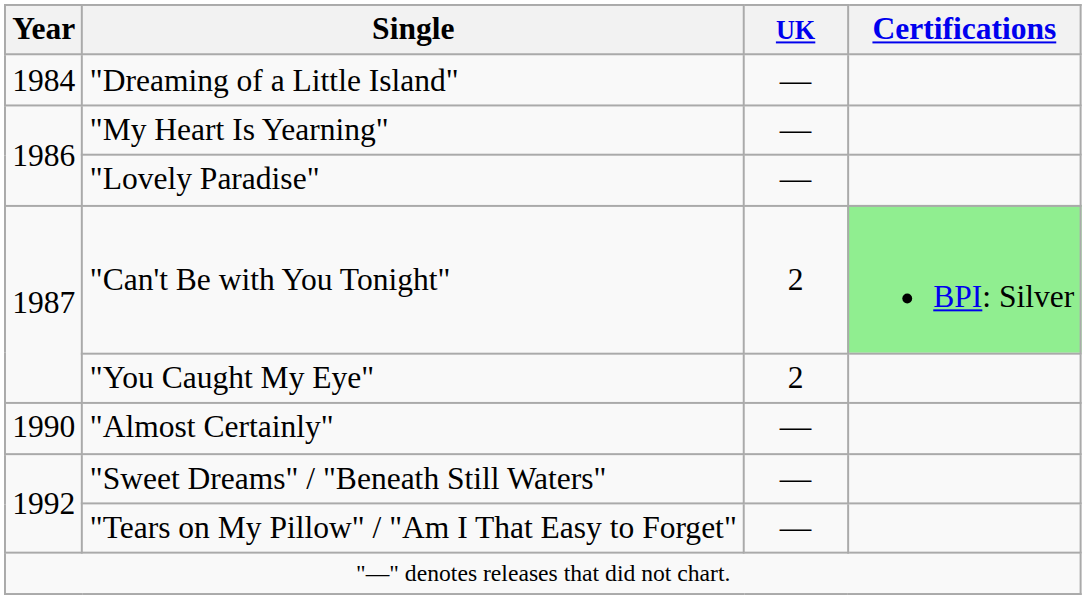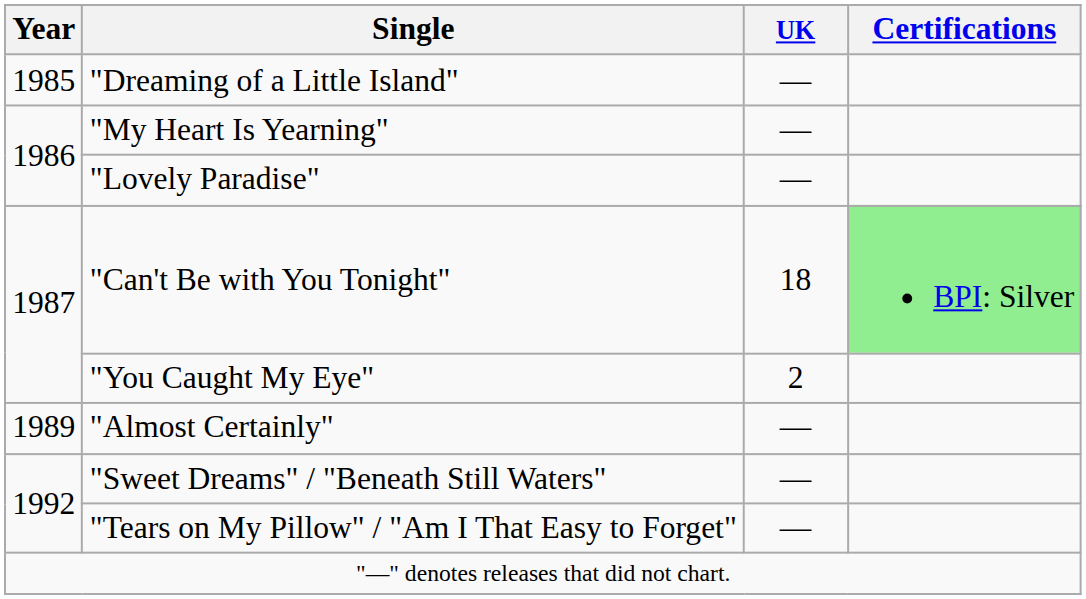(44, 79) 1984 -> (44, 79) 1985
(796, 278) 2 -> (796, 278) 18
(44, 427) 1990 -> (44, 427) 1989
